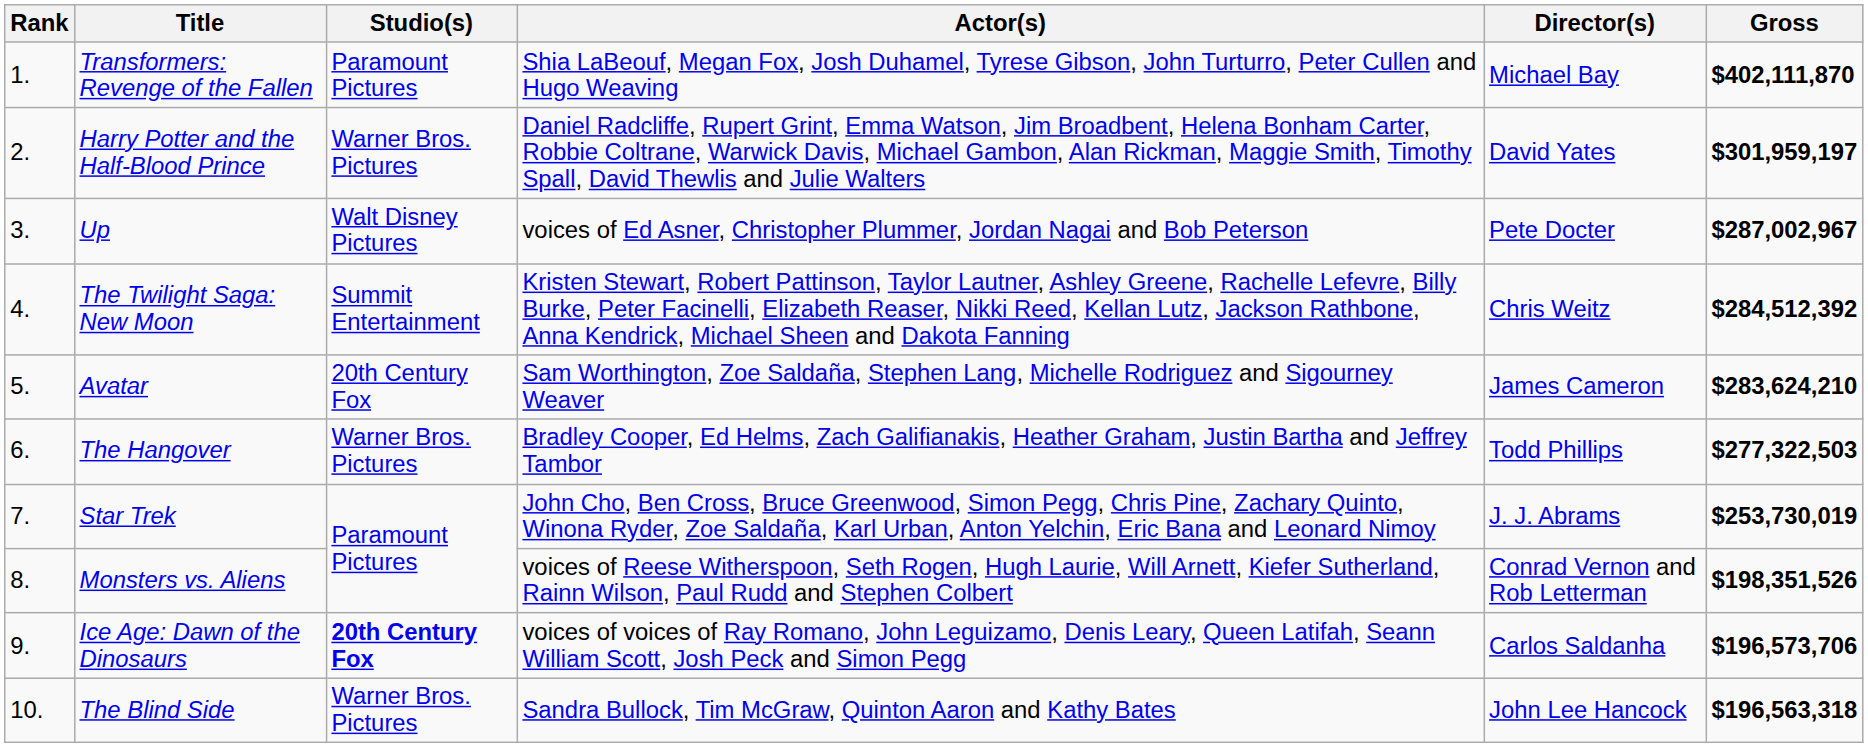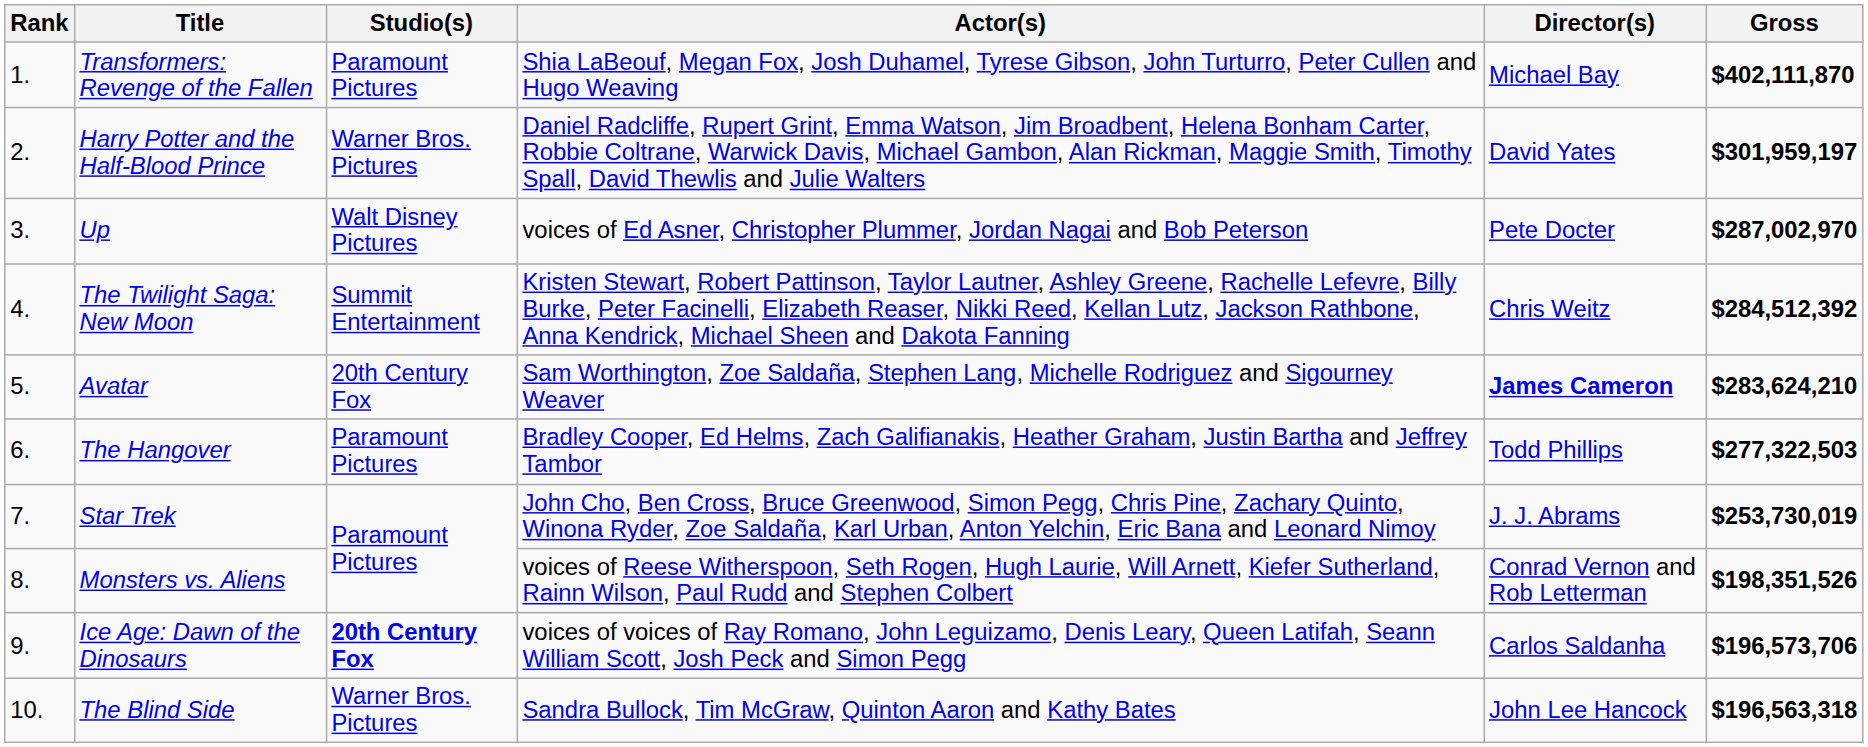(1784, 230) $287,002,967 -> (1784, 230) $287,002,970
(1577, 386) normal -> (1581, 386) bold
(401, 451) Warner Bros. Pictures -> (390, 451) Paramount Pictures
